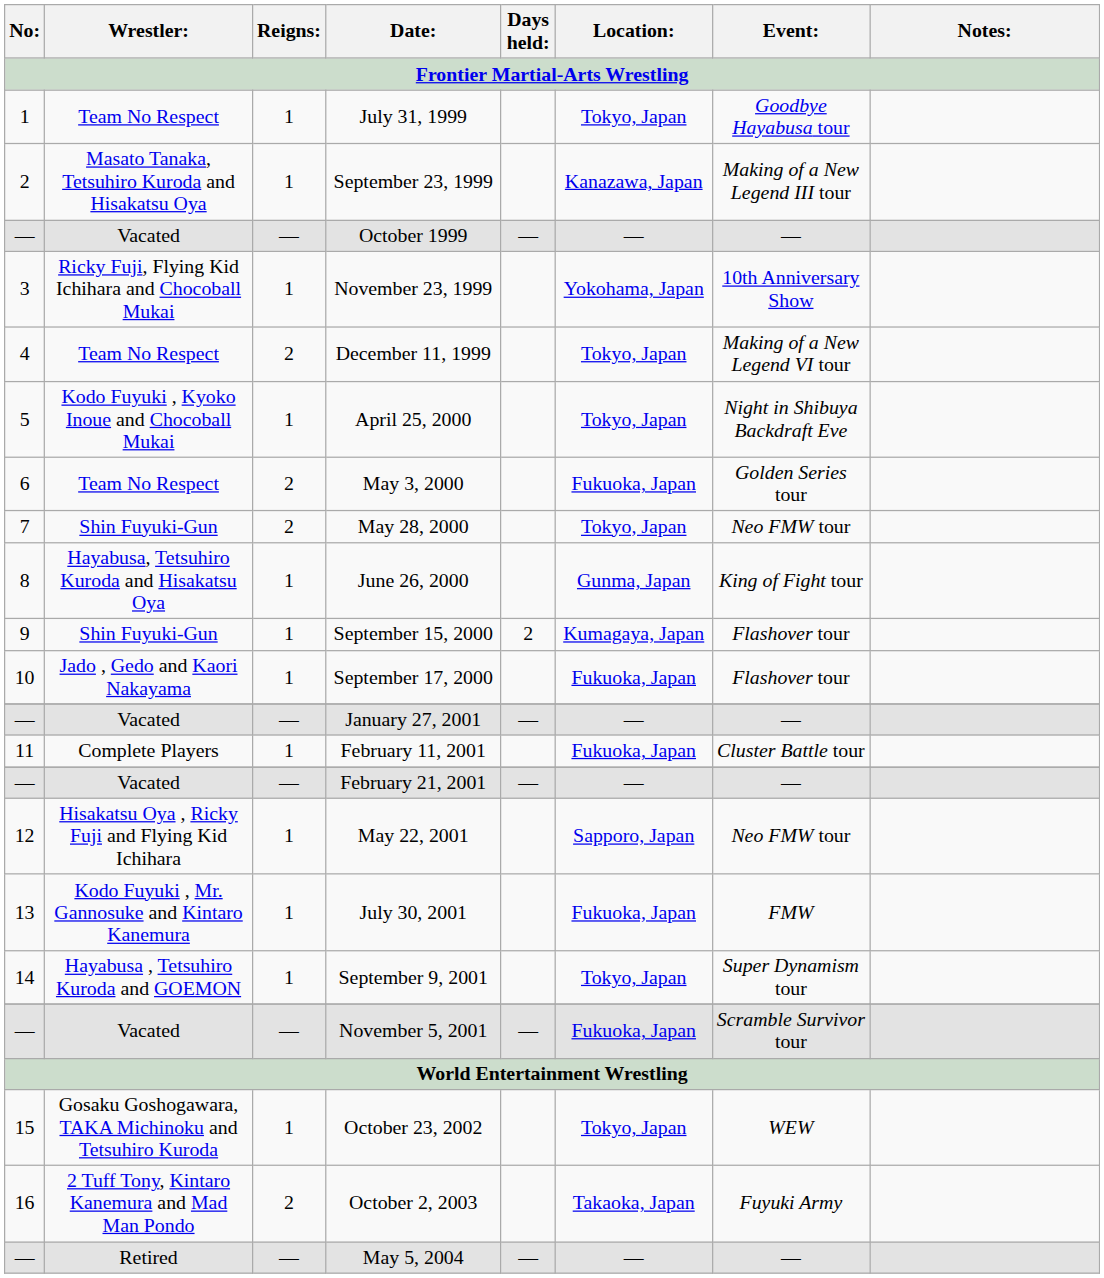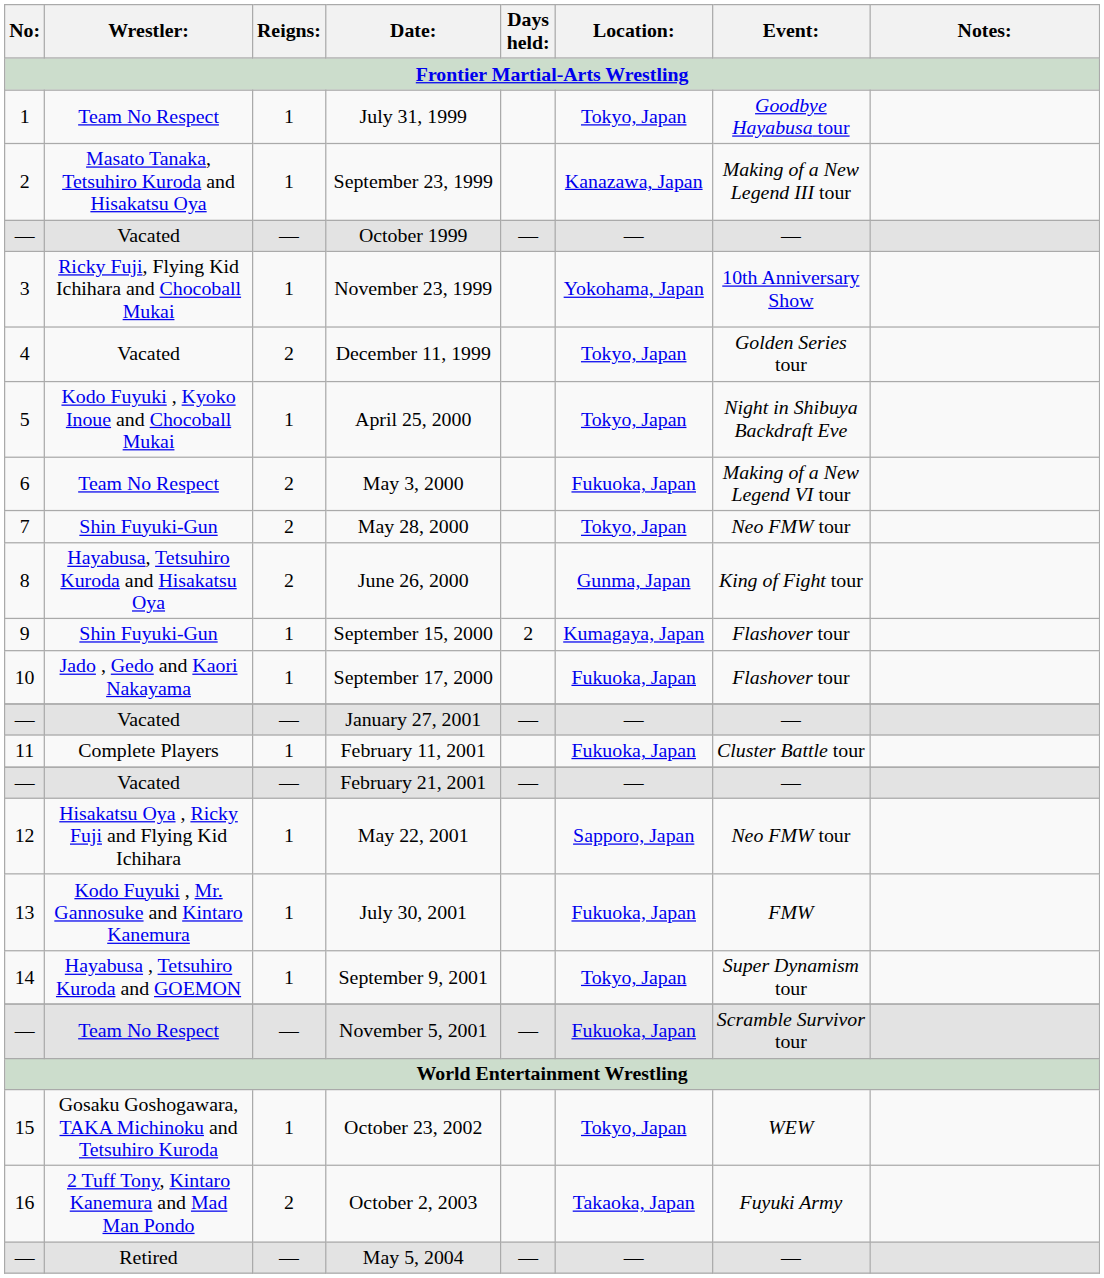(149, 354) Team No Respect -> (149, 354) Vacated
(791, 354) Making of a New Legend VI tour -> (791, 354) Golden Series tour
(791, 483) Golden Series tour -> (791, 483) Making of a New Legend VI tour
(289, 580) 1 -> (289, 580) 2
(149, 1030) Vacated -> (149, 1030) Team No Respect
